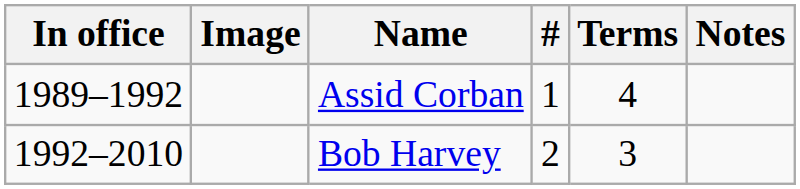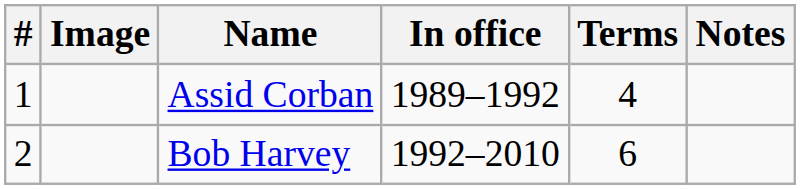columns swapped: (550, 34) <-> (98, 34)
(628, 153) 3 -> (628, 153) 6
